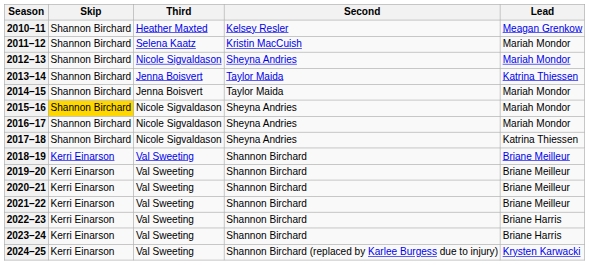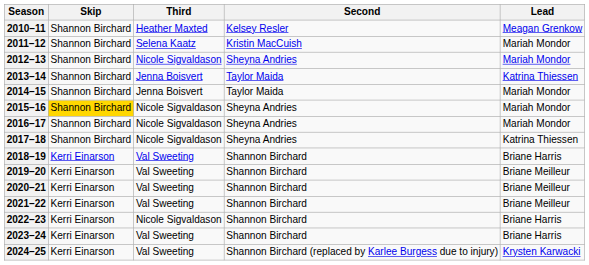(536, 156) Briane Meilleur -> (532, 156) Briane Harris
(165, 220) Val Sweeting -> (179, 220) Nicole Sigvaldason
